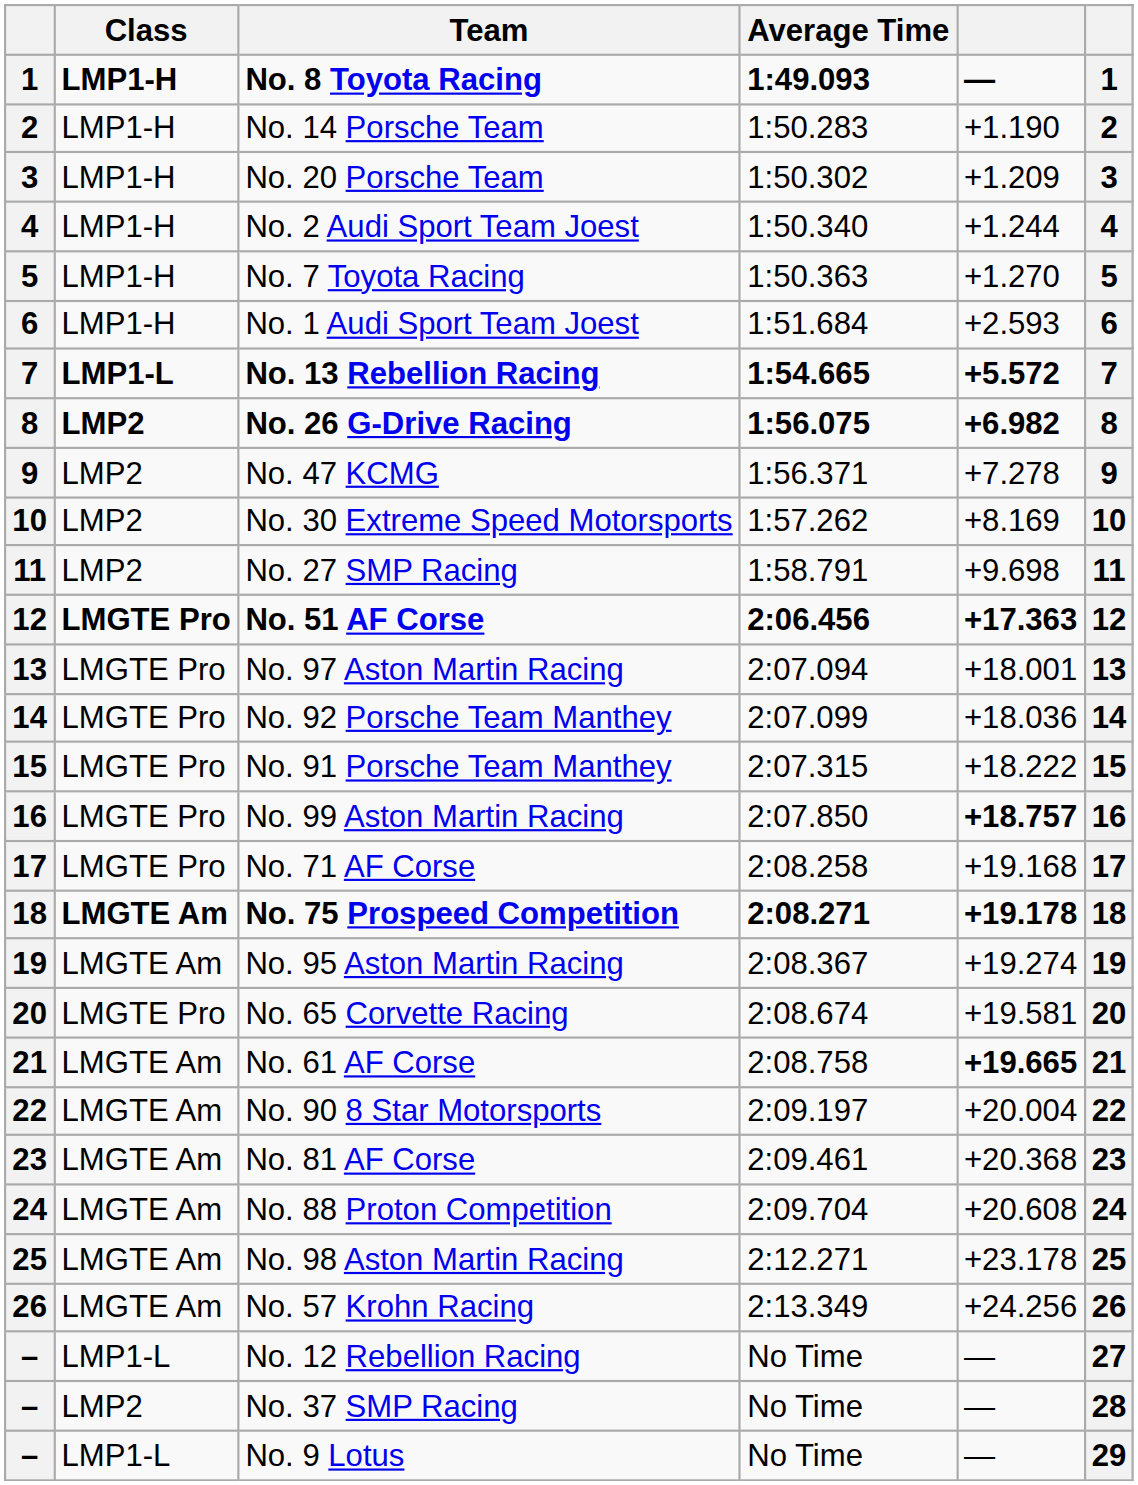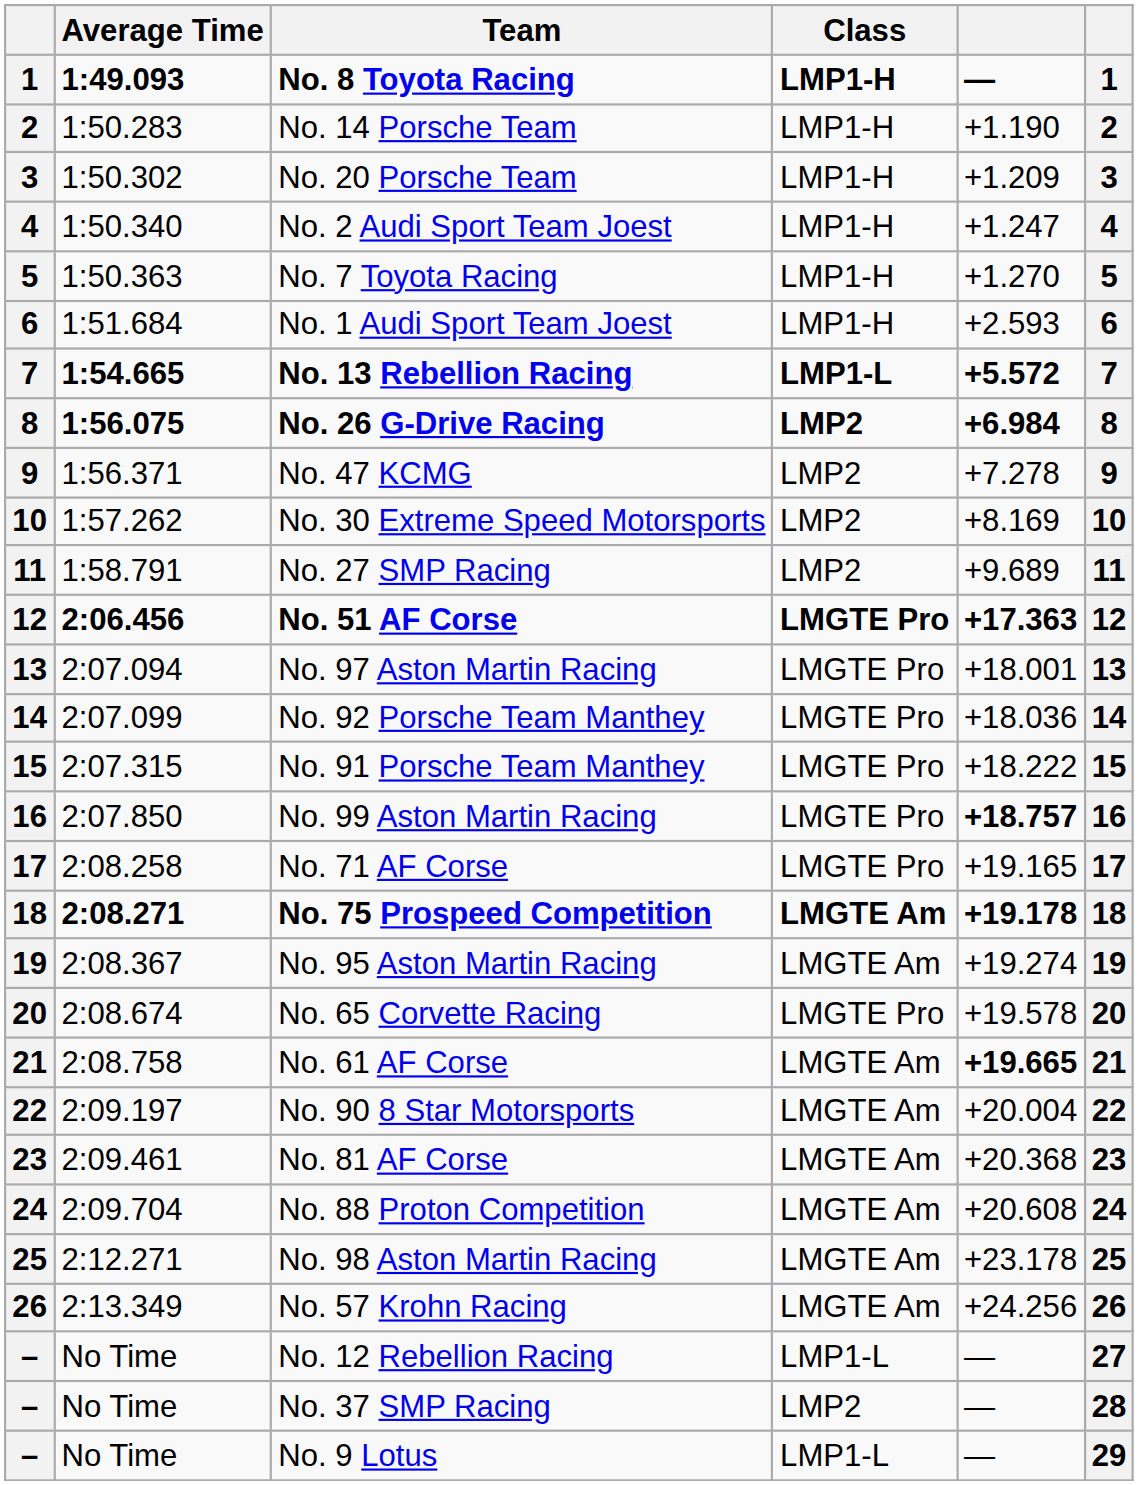columns swapped: (146, 30) <-> (848, 30)
(1012, 227) +1.244 -> (1012, 227) +1.247
(1012, 423) +6.982 -> (1012, 423) +6.984
(1012, 571) +9.698 -> (1012, 571) +9.689
(1021, 865) +19.168 -> (1021, 865) +19.165
(1021, 1013) +19.581 -> (1021, 1013) +19.578
